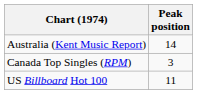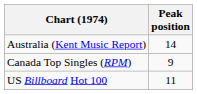(171, 62) 3 -> (171, 62) 9
